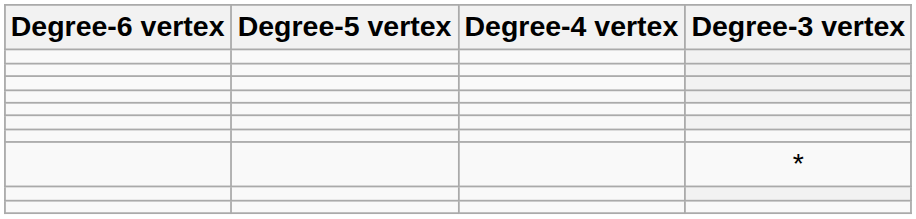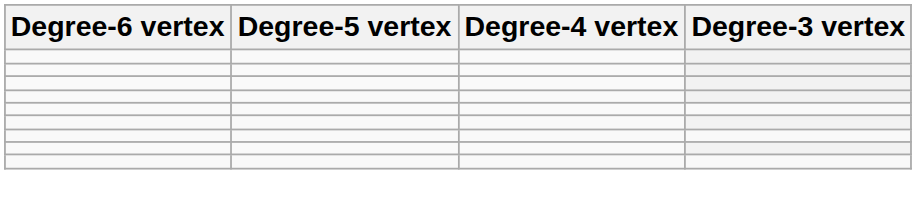- row: (118, 165)
